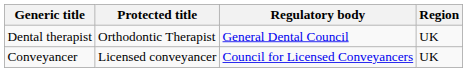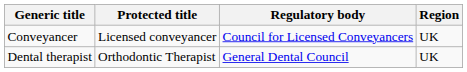rows swapped: (43, 57) <-> (50, 36)
